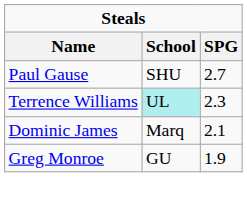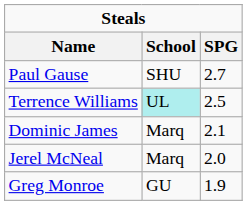(215, 102) 2.3 -> (215, 102) 2.5
+ row: (56, 158)
